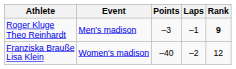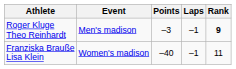(194, 53) –2 -> (194, 53) –1
(218, 53) 12 -> (218, 53) 11
